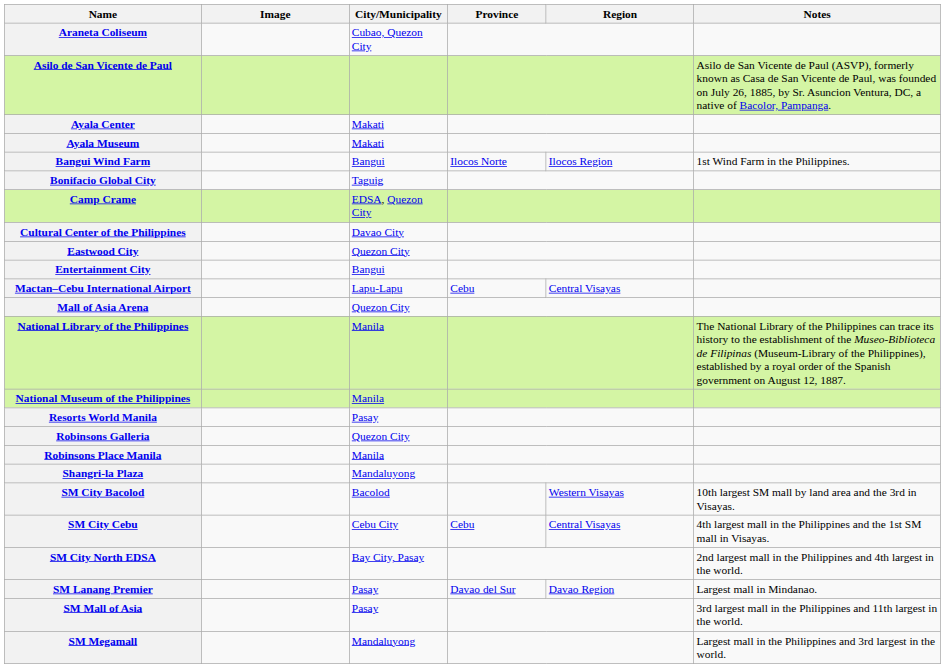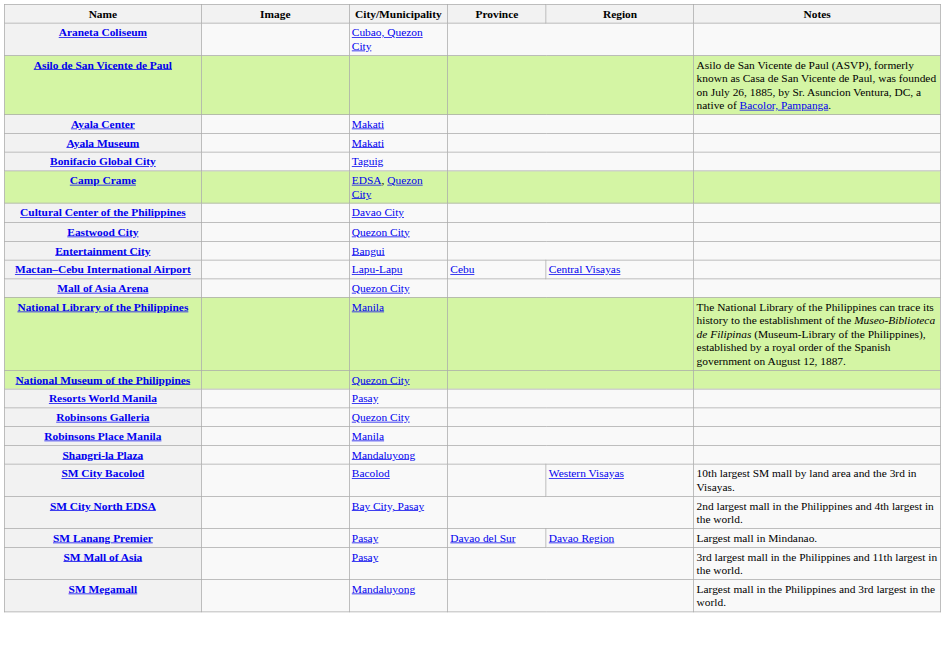- row: (103, 162)
(368, 398) Manila -> (381, 379) Quezon City
- row: (103, 525)
